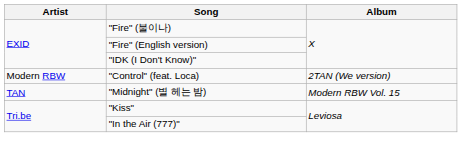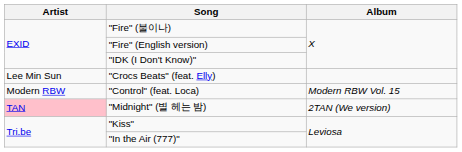+ row: (162, 75)
(349, 75) 2TAN (We version) -> (354, 91) Modern RBW Vol. 15
(16, 92) no background -> (16, 107) pink background
(354, 92) Modern RBW Vol. 15 -> (349, 107) 2TAN (We version)
